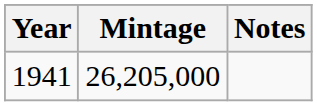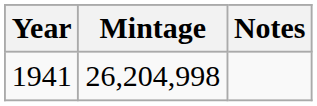(153, 75) 26,205,000 -> (153, 75) 26,204,998
